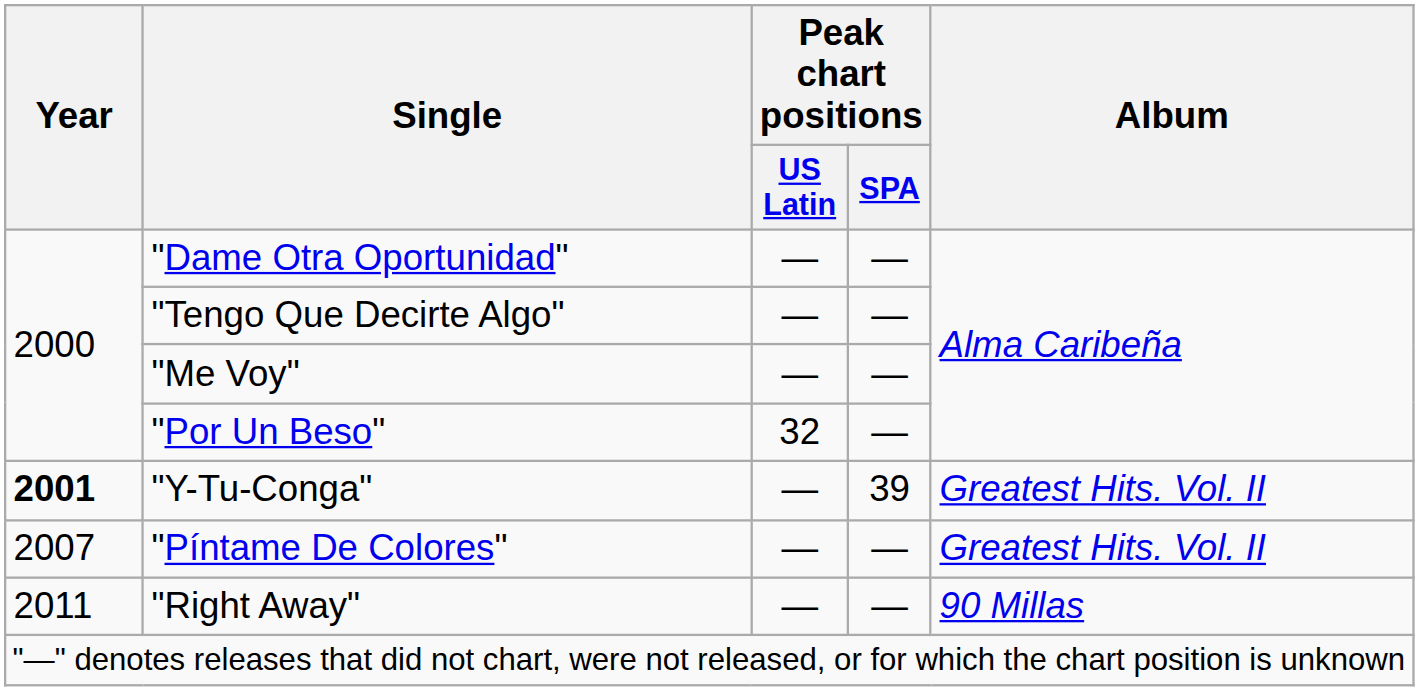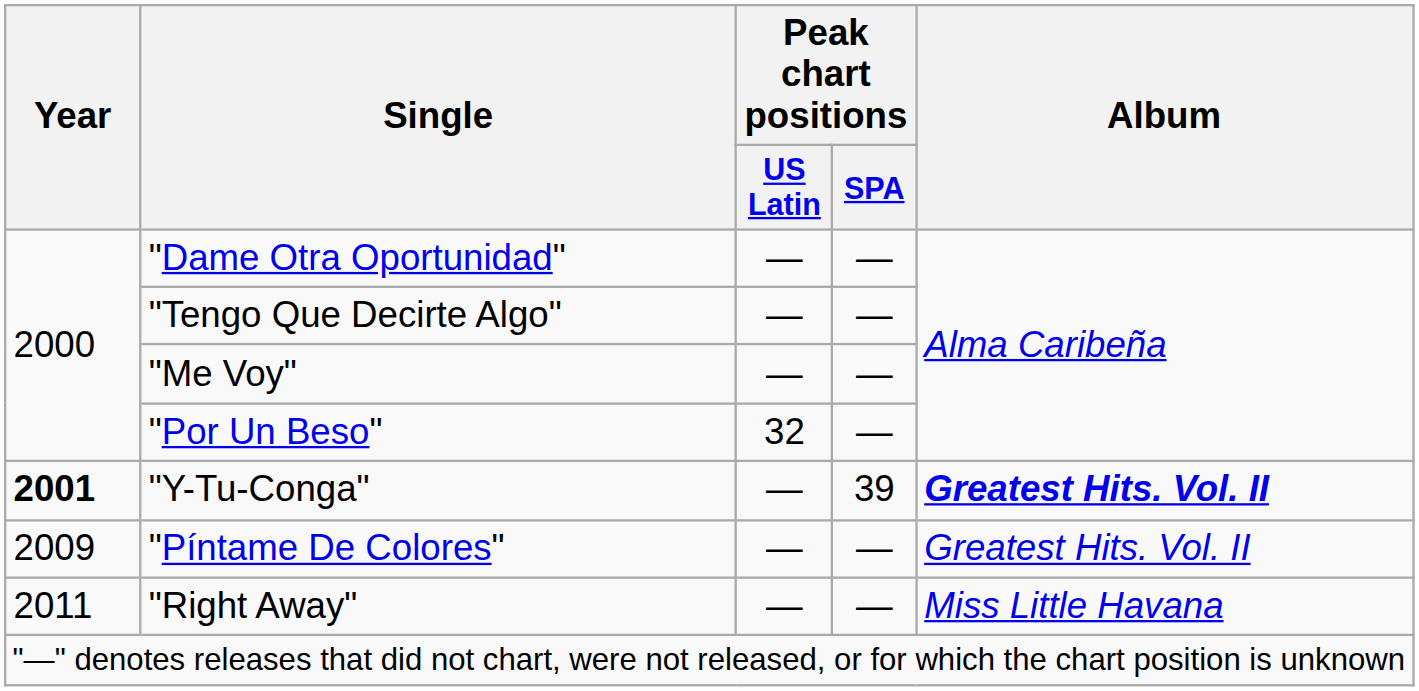(1103, 489) normal -> (1097, 489) bold
(54, 547) 2007 -> (54, 547) 2009
(1012, 605) 90 Millas -> (1074, 605) Miss Little Havana
